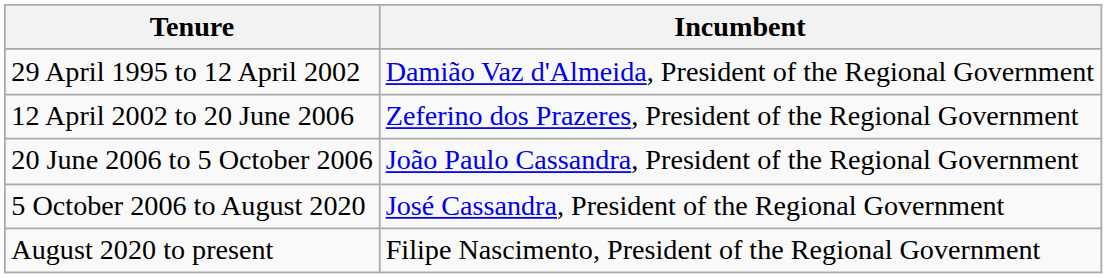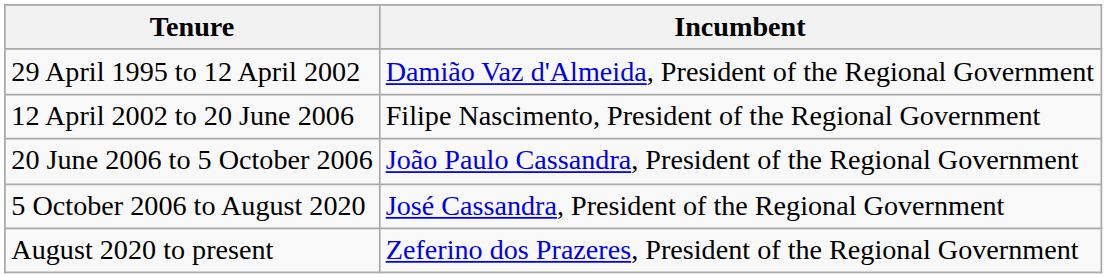(732, 116) Zeferino dos Prazeres, President of the Regional Government -> (713, 116) Filipe Nascimento, President of the Regional Government
(713, 250) Filipe Nascimento, President of the Regional Government -> (732, 250) Zeferino dos Prazeres, President of the Regional Government
